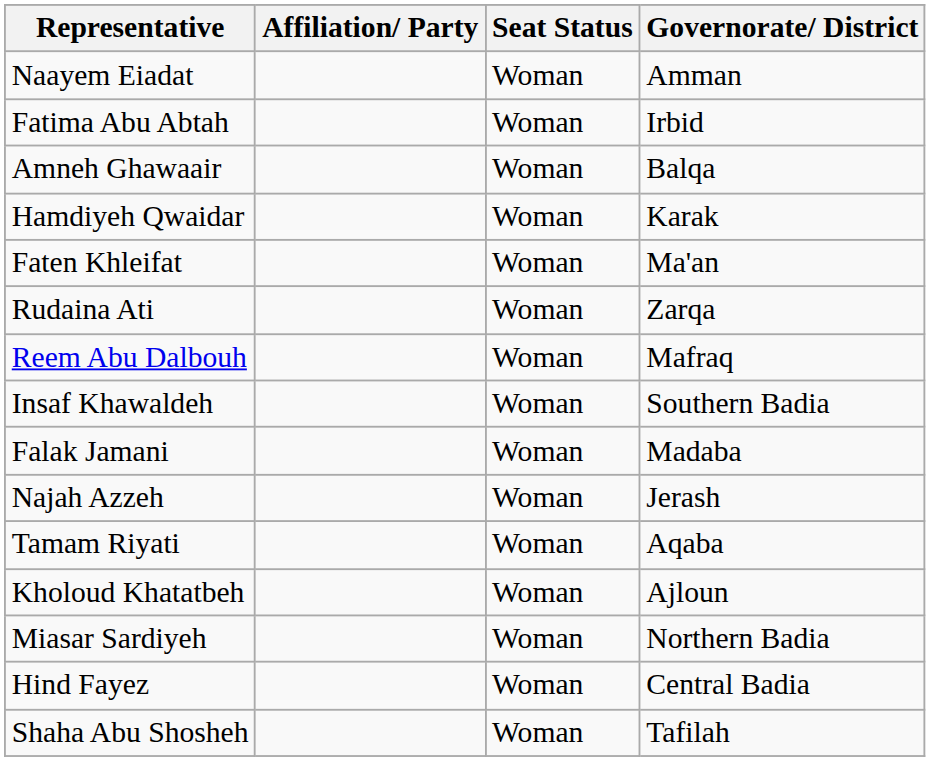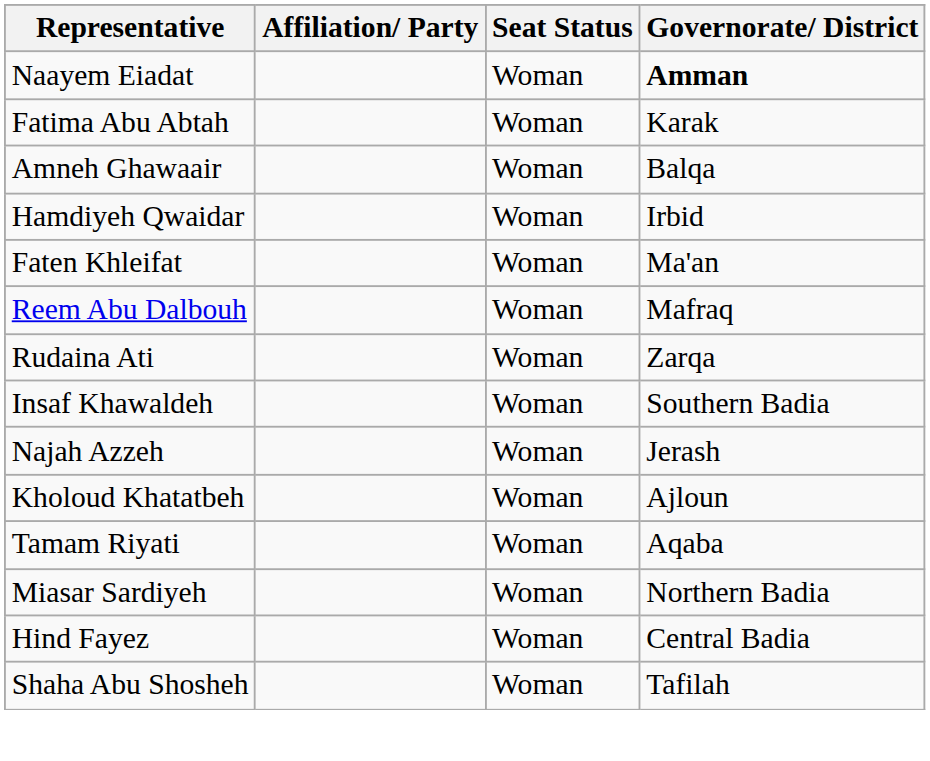(694, 74) normal -> (697, 74) bold
(675, 121) Irbid -> (682, 121) Karak
(682, 215) Karak -> (675, 215) Irbid
rows swapped: (83, 309) <-> (129, 356)
- row: (90, 450)
rows swapped: (128, 591) <-> (96, 544)
